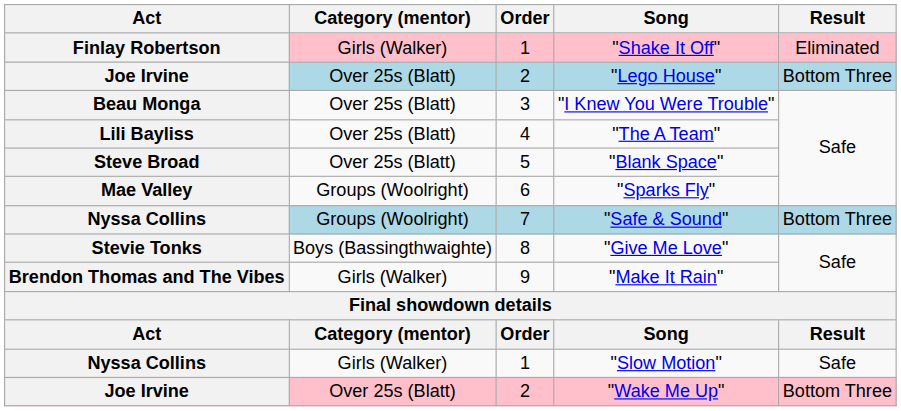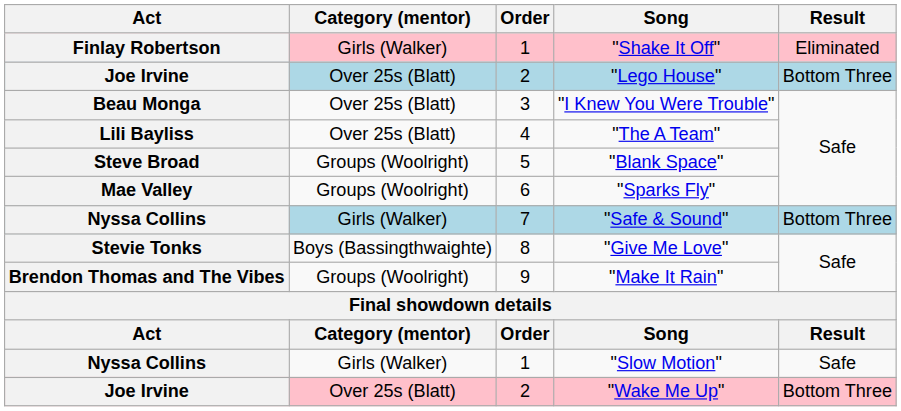(392, 162) Over 25s (Blatt) -> (392, 162) Groups (Woolright)
(392, 219) Groups (Woolright) -> (392, 219) Girls (Walker)
(392, 276) Girls (Walker) -> (392, 276) Groups (Woolright)
